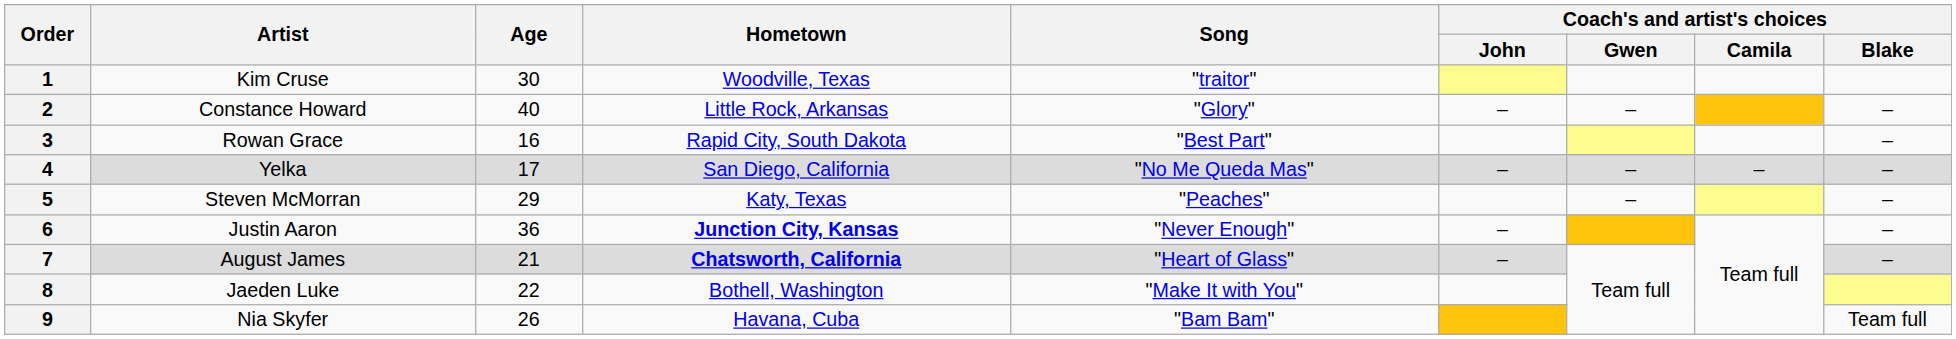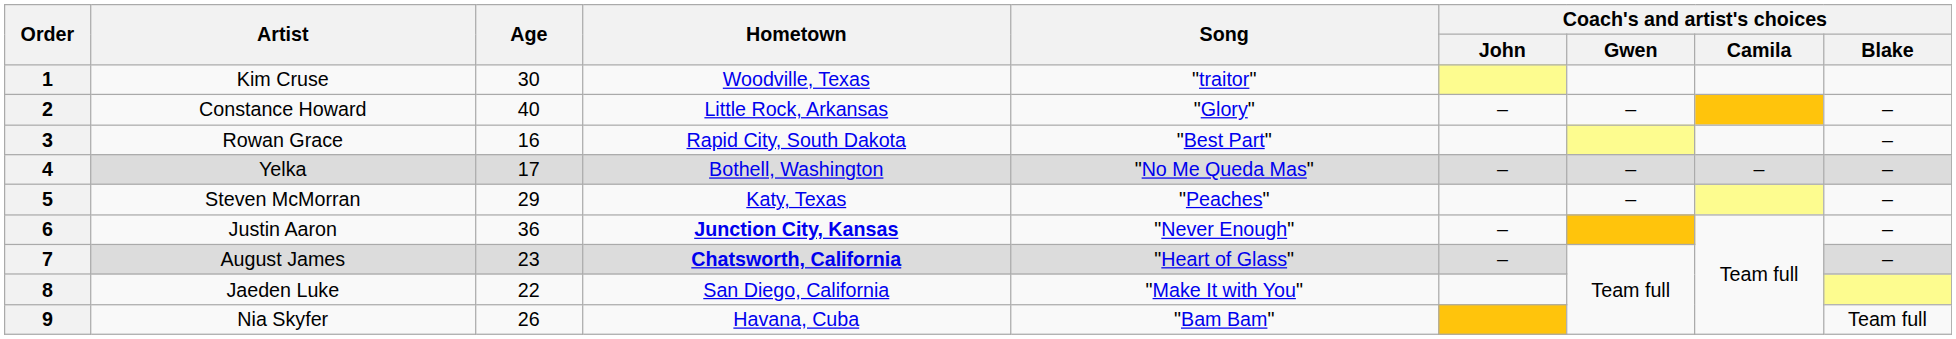(796, 170) San Diego, California -> (796, 170) Bothell, Washington
(529, 259) 21 -> (529, 259) 23
(796, 289) Bothell, Washington -> (796, 289) San Diego, California
